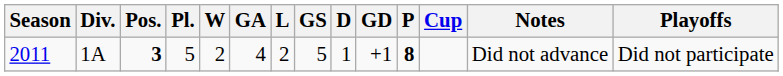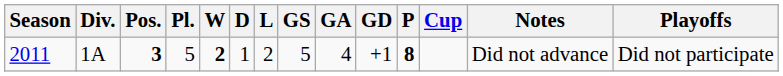columns swapped: (344, 20) <-> (250, 20)
(220, 53) normal -> (220, 53) bold
